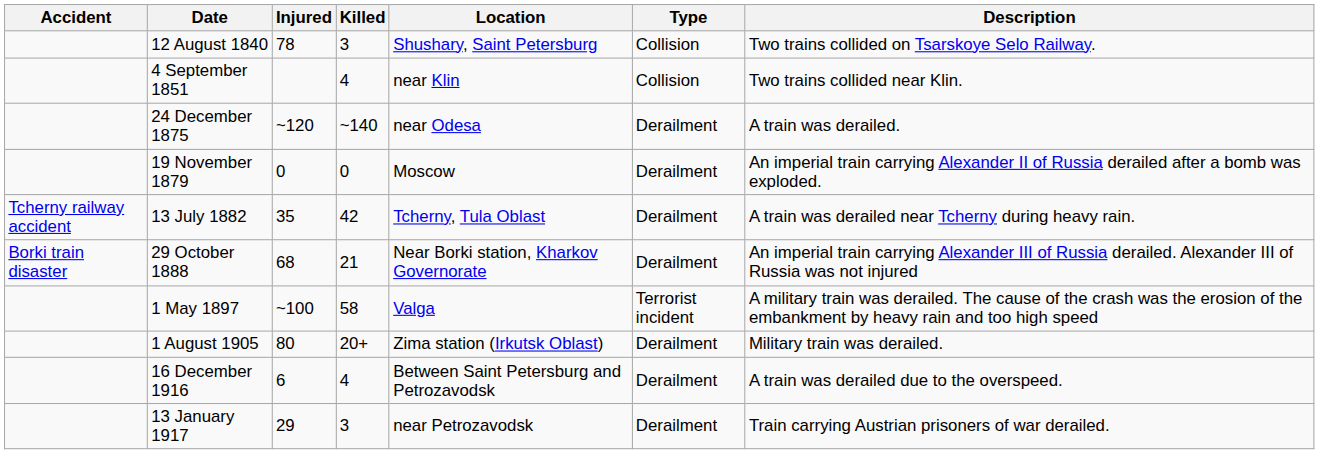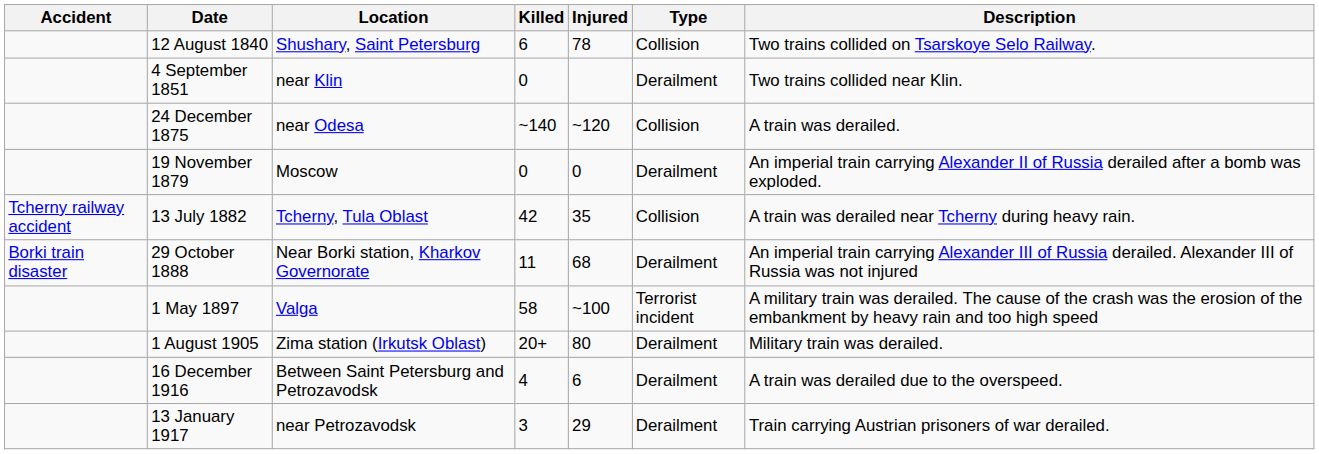columns swapped: (511, 17) <-> (304, 17)
(344, 44) 3 -> (523, 44) 6
(344, 80) 4 -> (523, 80) 0
(668, 80) Collision -> (676, 80) Derailment
(676, 126) Derailment -> (668, 126) Collision
(676, 217) Derailment -> (668, 217) Collision
(349, 262) 21 -> (527, 262) 11
